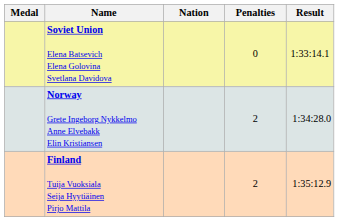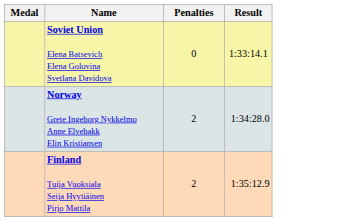- column: (194, 13)
